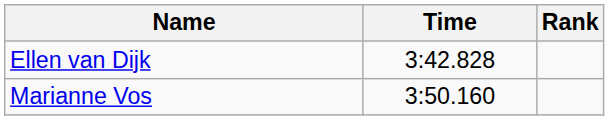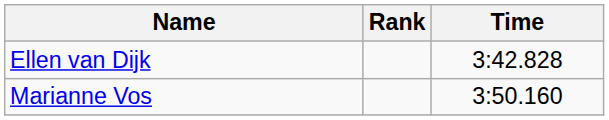columns swapped: (450, 22) <-> (570, 22)
